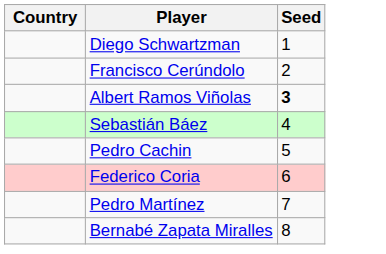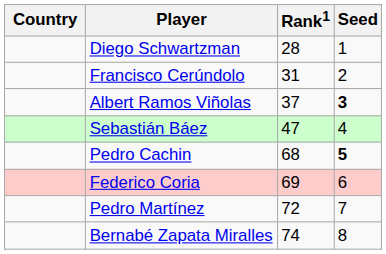+ column: (306, 20)
(286, 151) normal -> (342, 155) bold
